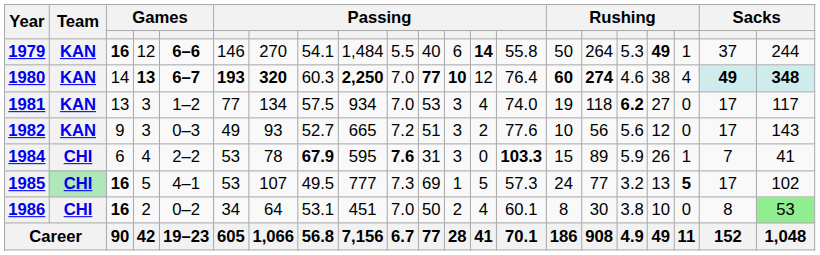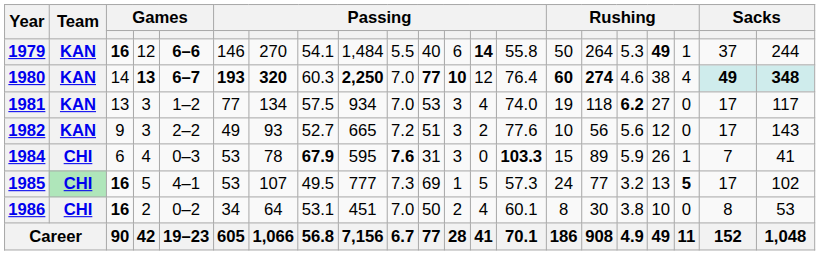(186, 130) 0–3 -> (186, 130) 2–2
(186, 157) 2–2 -> (186, 157) 0–3
(785, 210) lightgreen background -> (785, 210) no background
